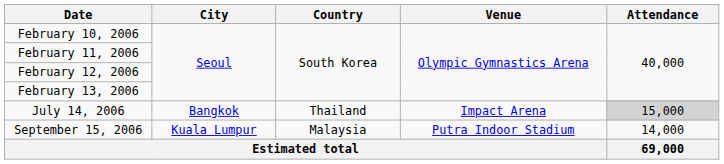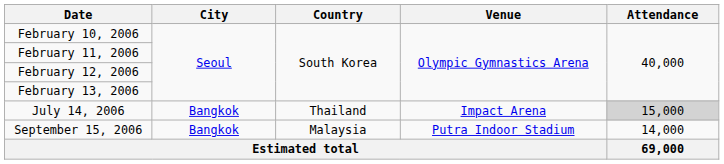(214, 130) Kuala Lumpur -> (214, 130) Bangkok
